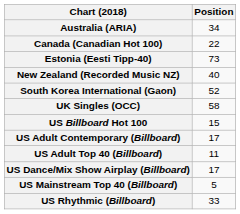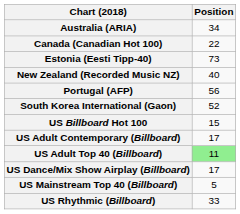+ row: (98, 91)
- row: (98, 106)
(214, 153) no background -> (214, 153) lightgreen background
